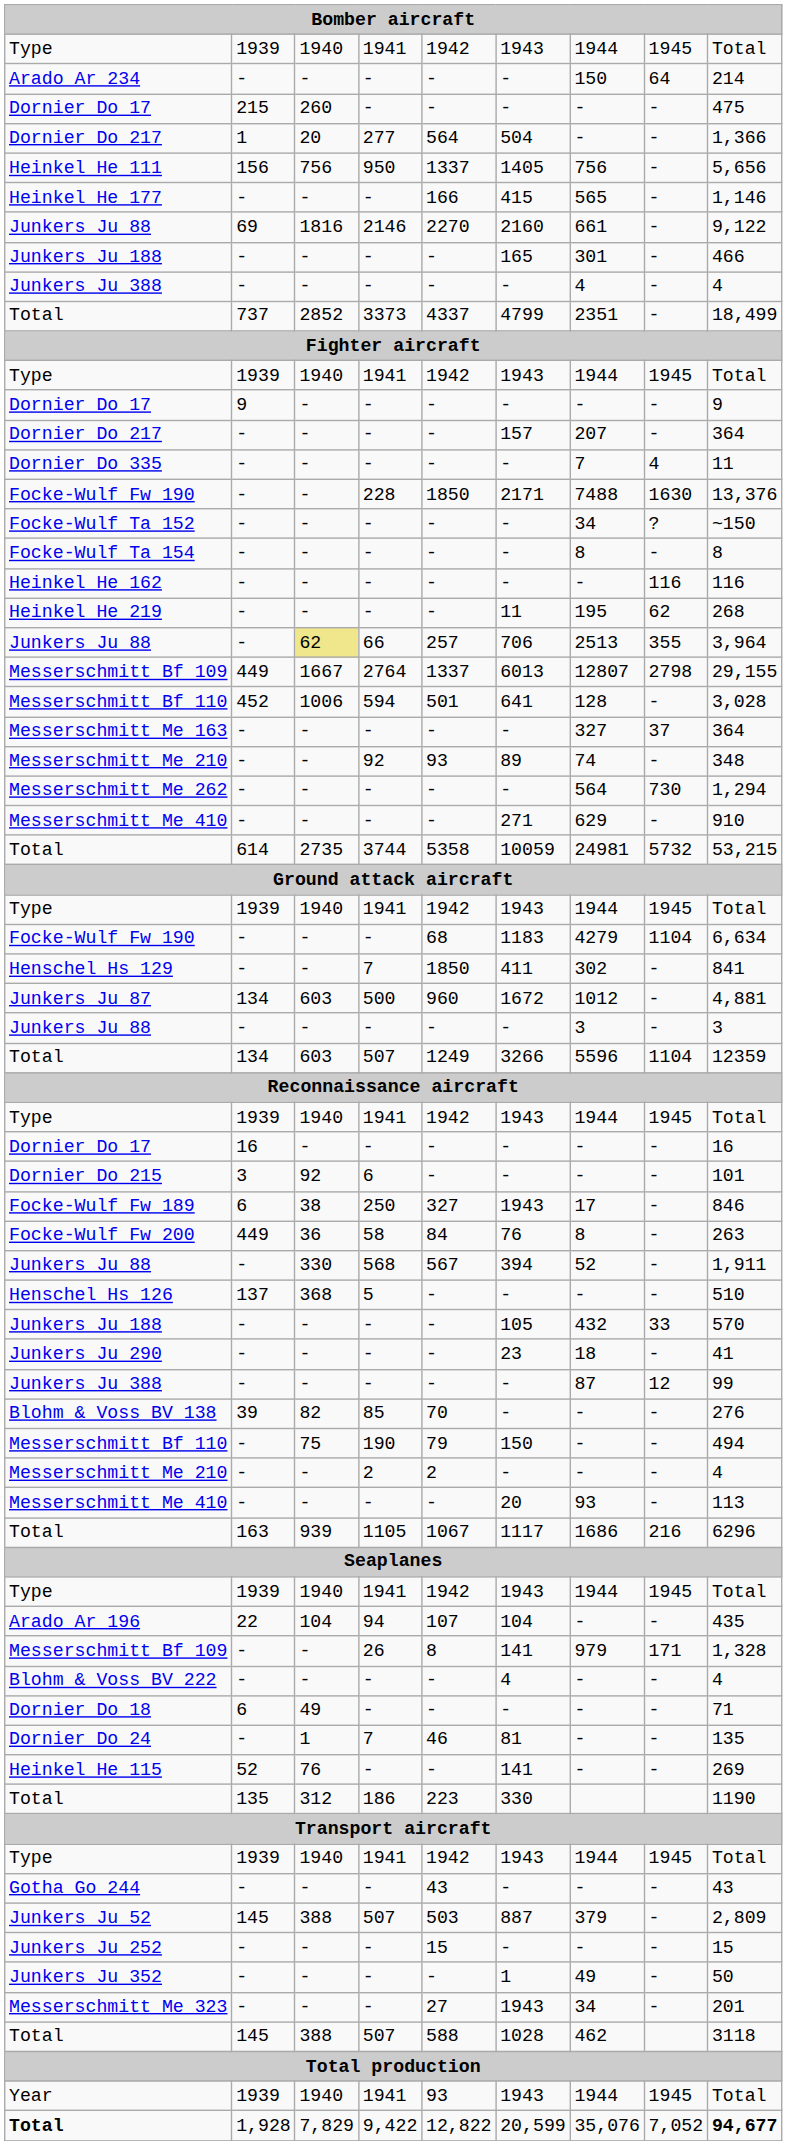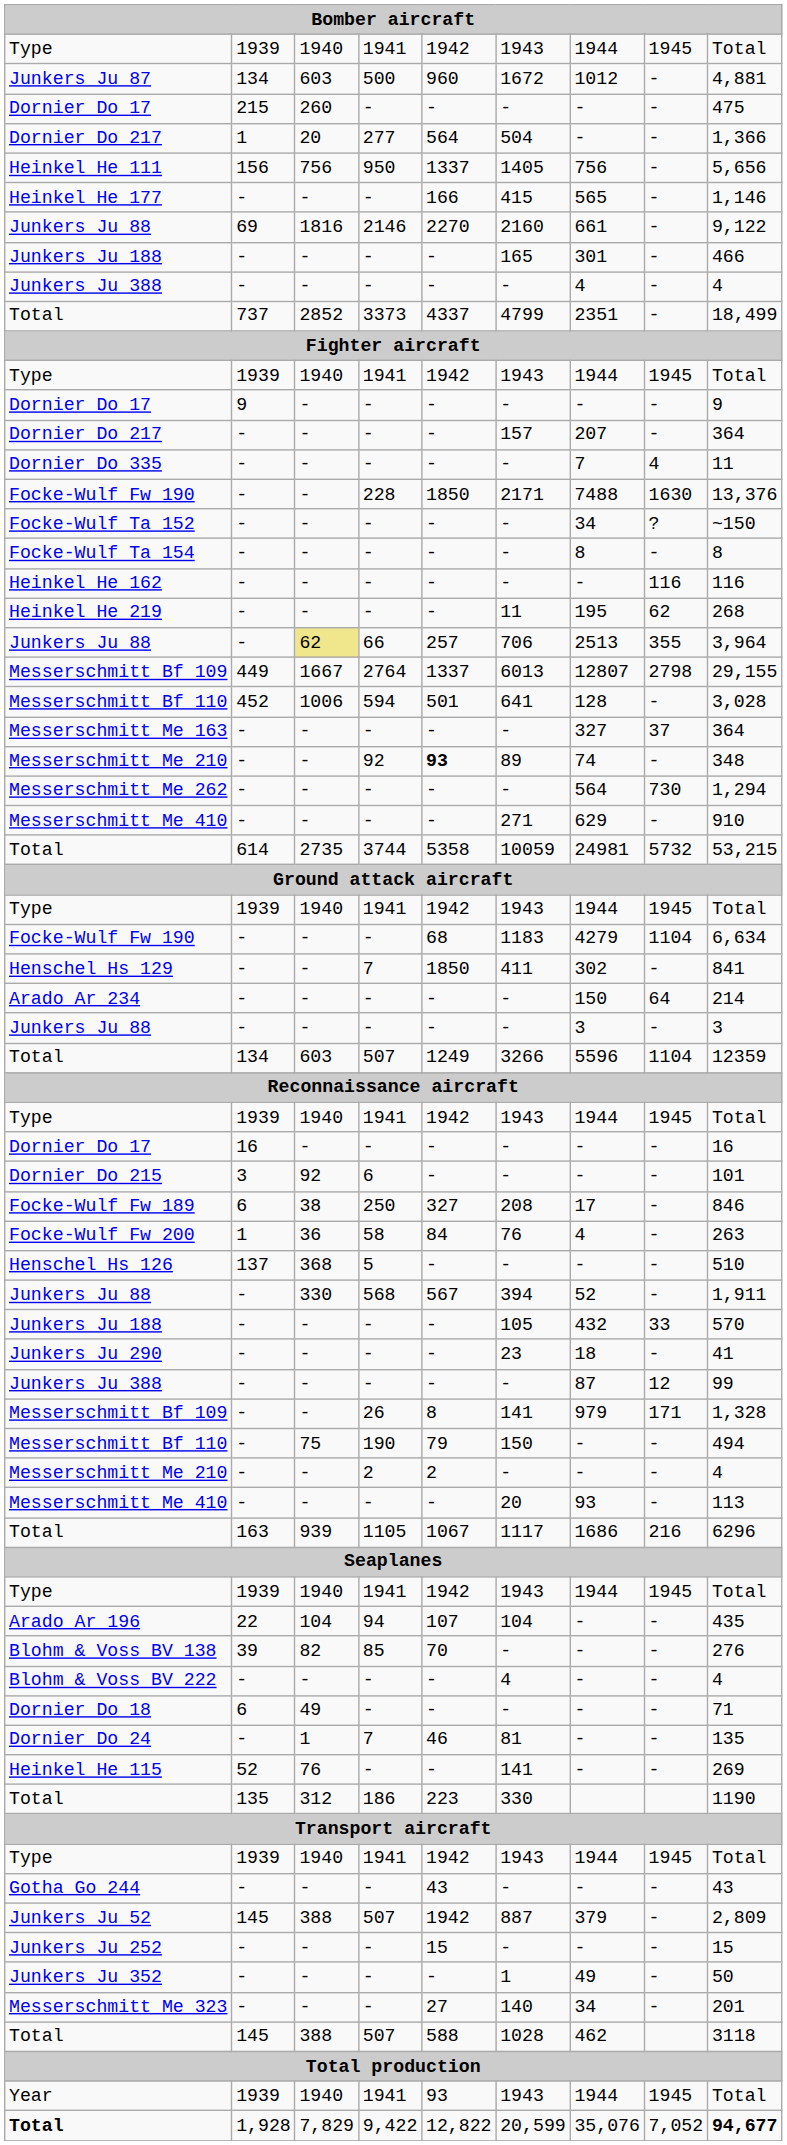rows swapped: (75, 79) <-> (80, 998)
(437, 761) normal -> (437, 761) bold
(522, 1206) 1943 -> (517, 1206) 208
(253, 1236) 449 -> (242, 1236) 1
(580, 1236) 8 -> (580, 1236) 4
rows swapped: (91, 1295) <-> (80, 1265)
rows swapped: (118, 1651) <-> (113, 1414)
(442, 1918) 503 -> (448, 1918) 1942
(522, 2007) 1943 -> (517, 2007) 140
